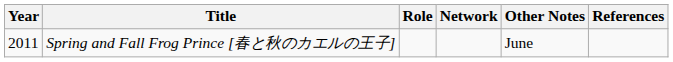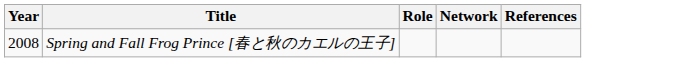- column: (545, 16)
(23, 42) 2011 -> (24, 42) 2008
